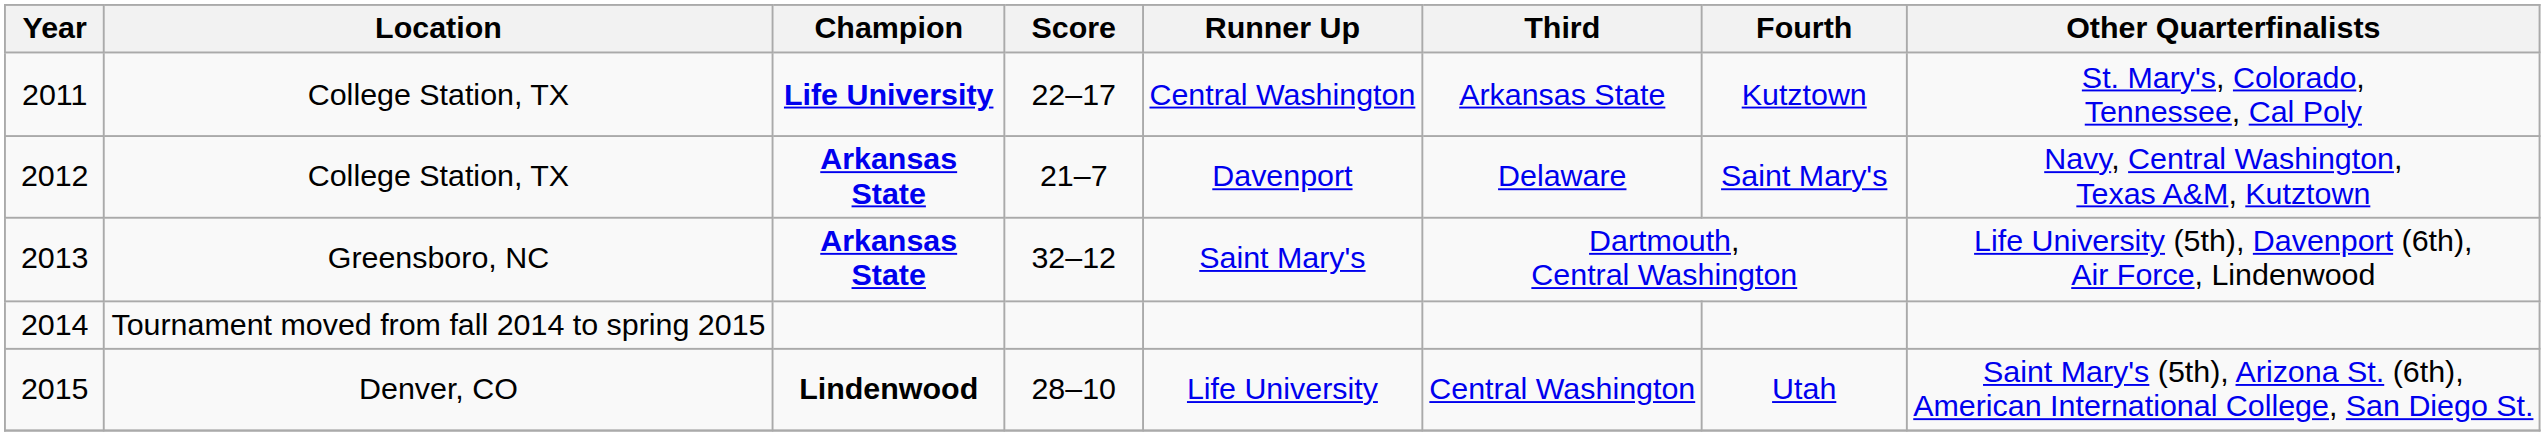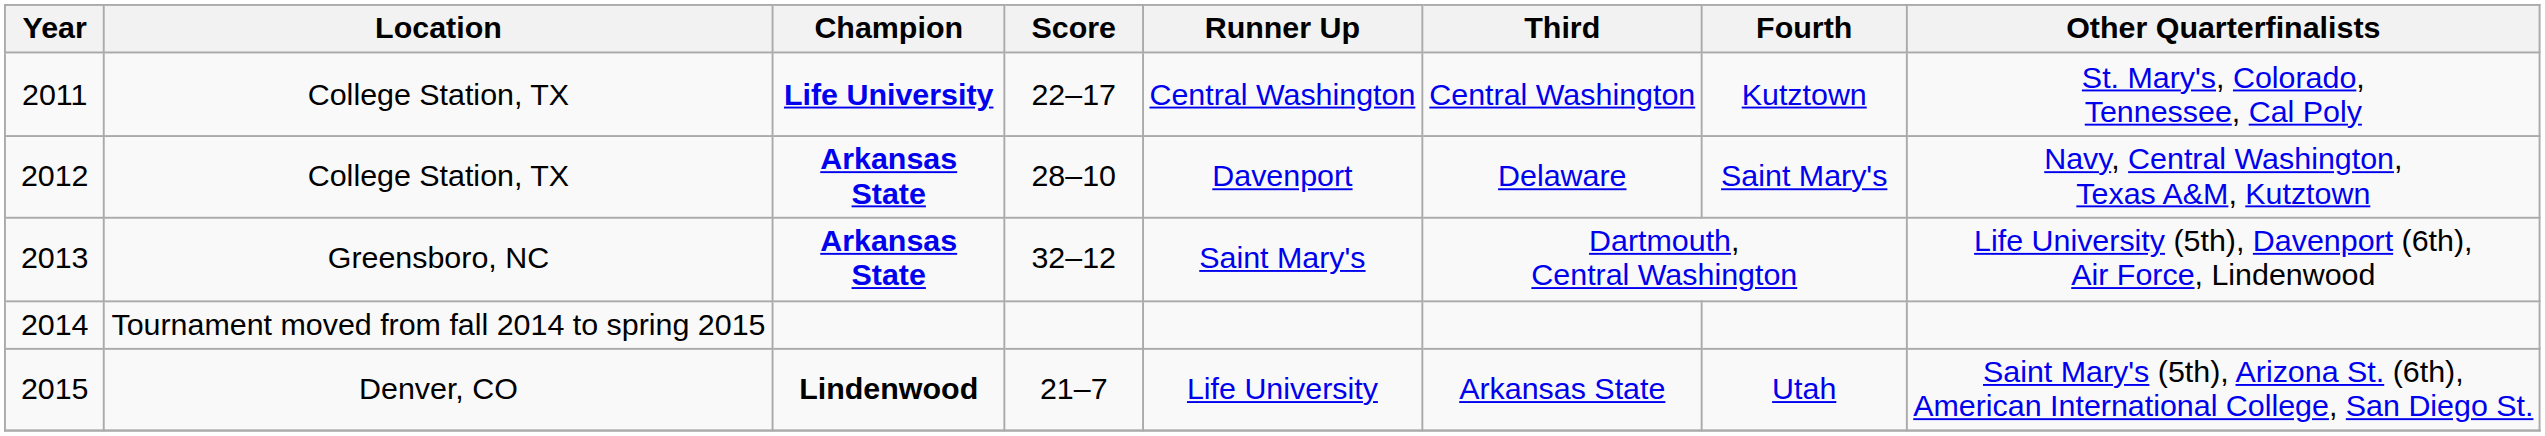(1562, 93) Arkansas State -> (1562, 93) Central Washington
(1074, 176) 21–7 -> (1074, 176) 28–10
(1074, 389) 28–10 -> (1074, 389) 21–7
(1562, 389) Central Washington -> (1562, 389) Arkansas State
